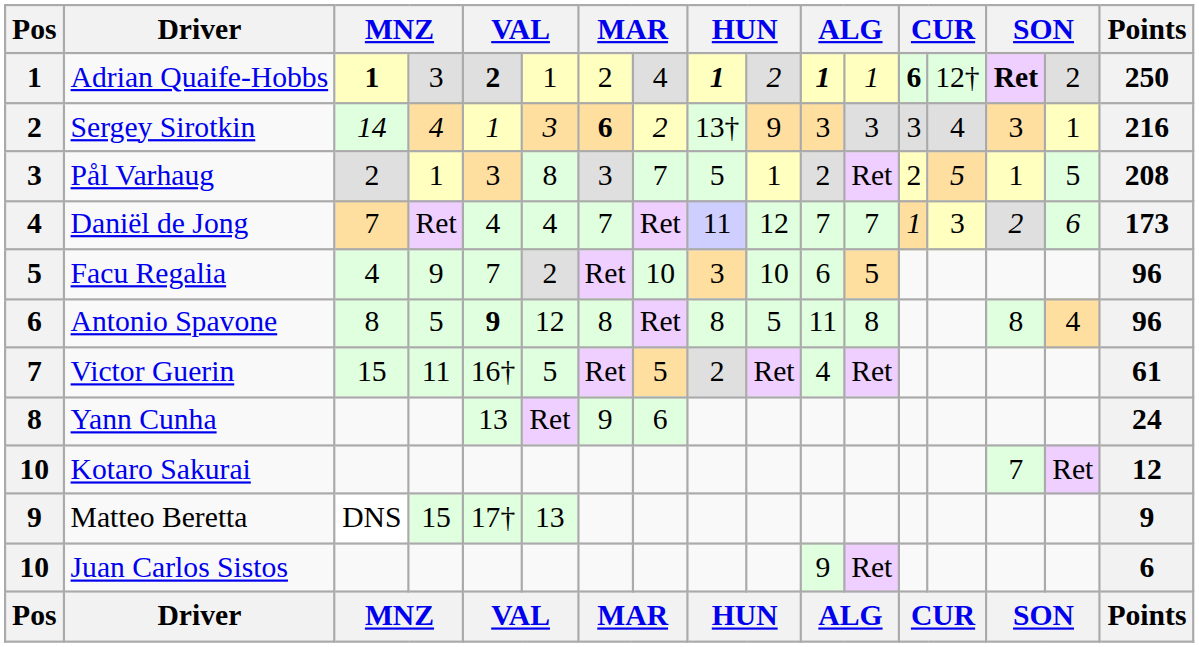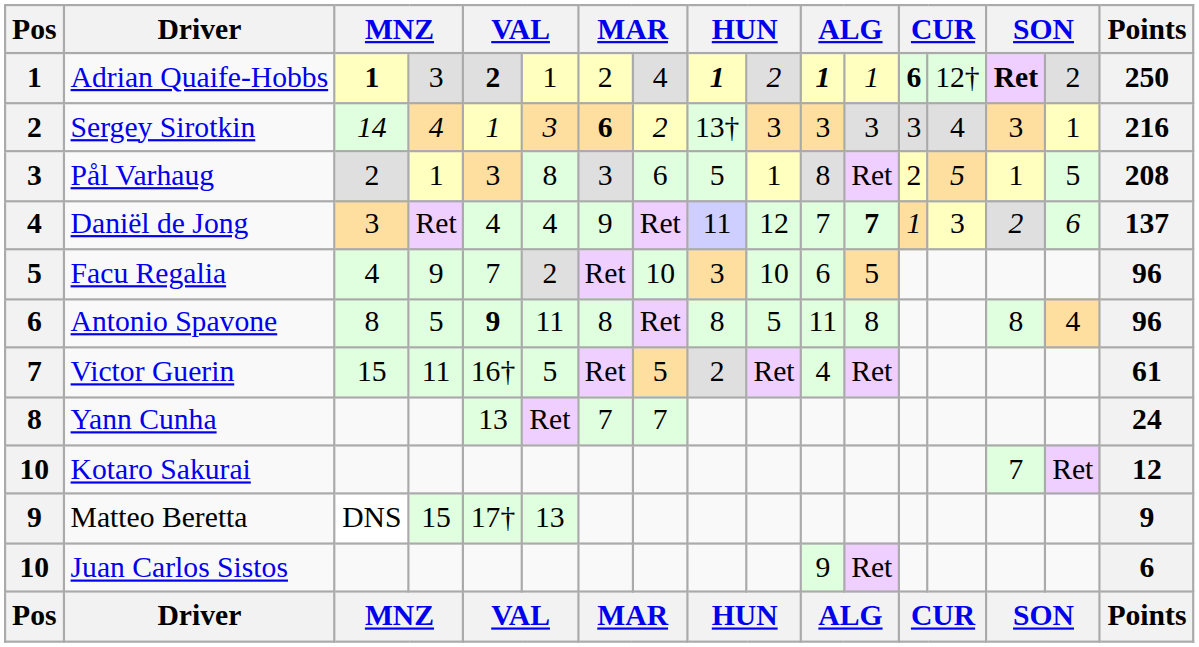(774, 126) 9 -> (774, 126) 3
(660, 175) 7 -> (660, 175) 6
(823, 175) 2 -> (823, 175) 8
(372, 224) 7 -> (372, 224) 3
(605, 224) 7 -> (605, 224) 9
(872, 224) normal -> (872, 224) bold
(1147, 224) 173 -> (1147, 224) 137
(550, 322) 12 -> (550, 322) 11
(605, 419) 9 -> (605, 419) 7
(660, 419) 6 -> (660, 419) 7
